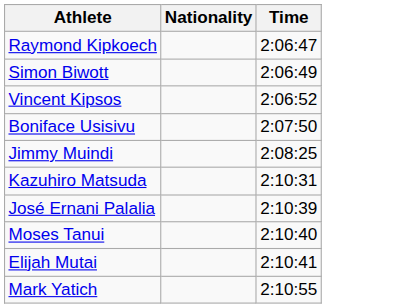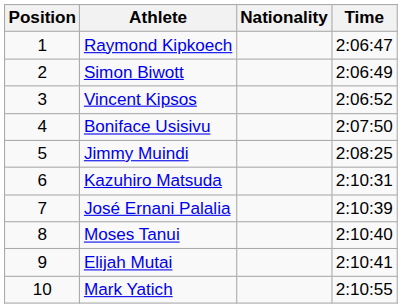+ column: (42, 18)
